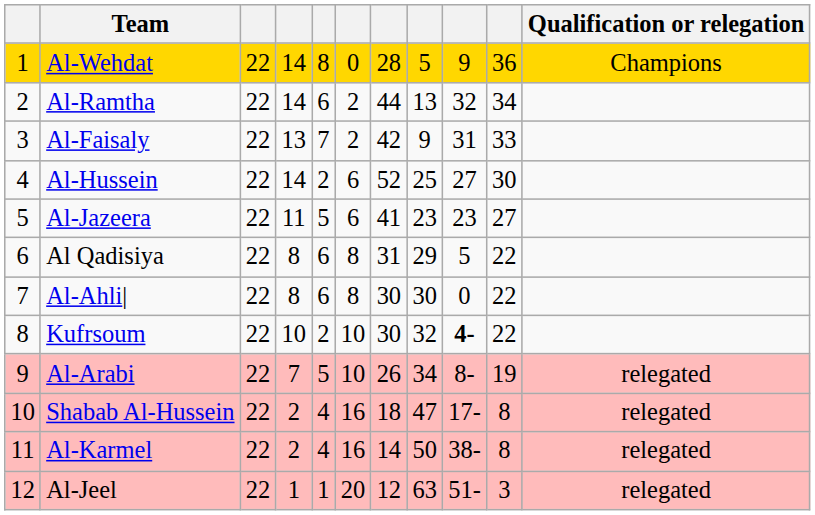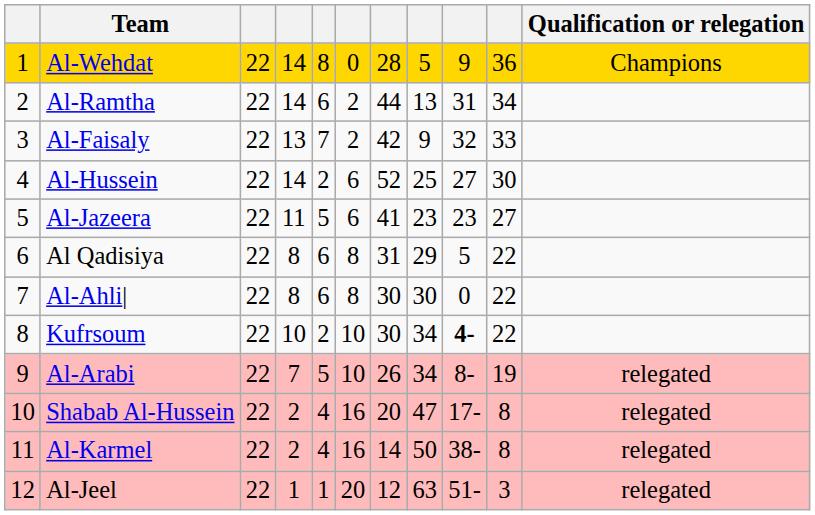(464, 101) 32 -> (464, 101) 31
(464, 140) 31 -> (464, 140) 32
(425, 334) 32 -> (425, 334) 34
(389, 412) 18 -> (389, 412) 20
